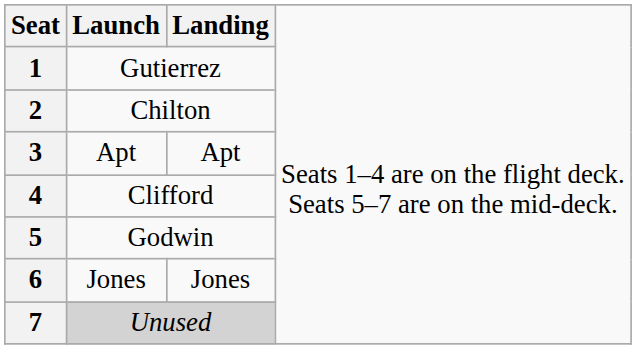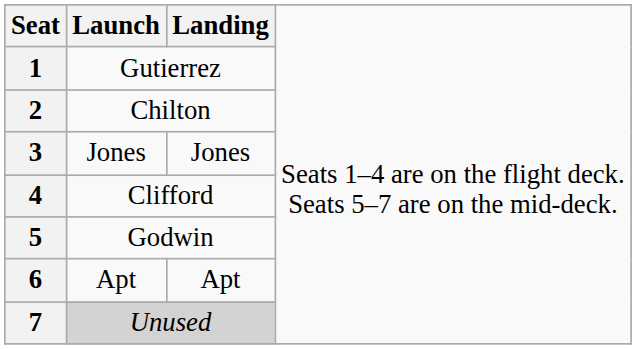(116, 152) Apt -> (116, 152) Jones
(220, 152) Apt -> (220, 152) Jones
(116, 279) Jones -> (116, 279) Apt
(220, 279) Jones -> (220, 279) Apt
